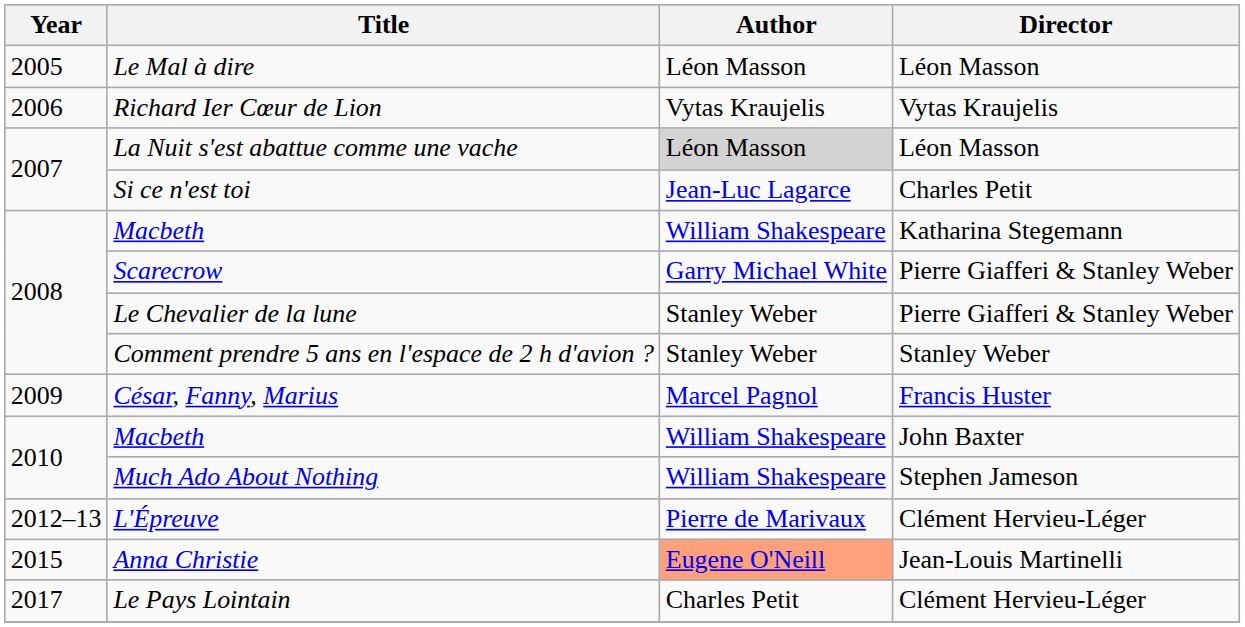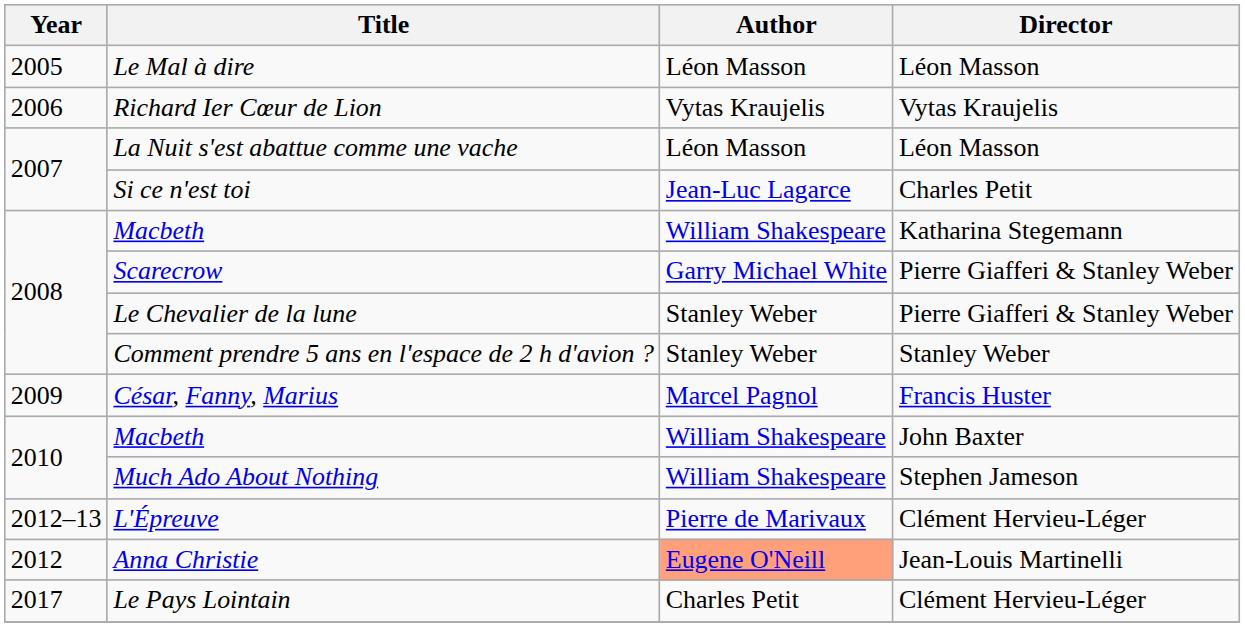(736, 148) lightgrey background -> (736, 148) no background
(37, 559) 2015 -> (37, 559) 2012
